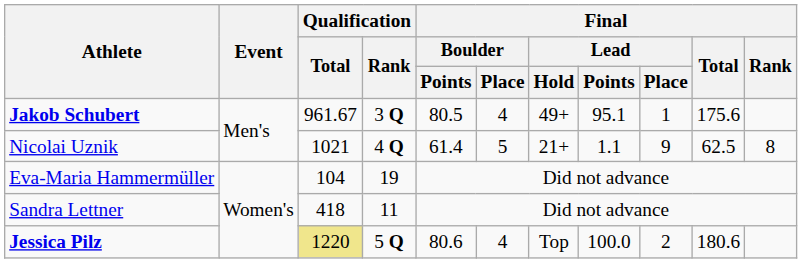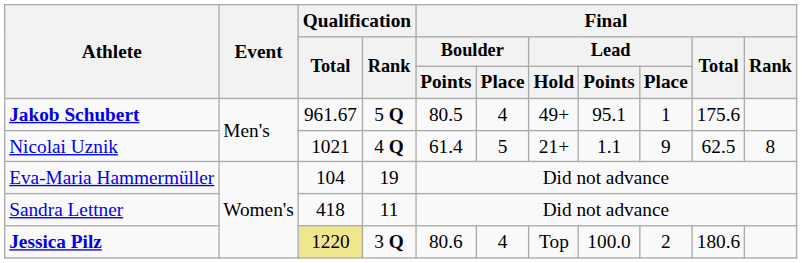(389, 114) 3 Q -> (389, 114) 5 Q
(389, 241) 5 Q -> (389, 241) 3 Q
